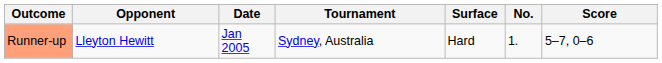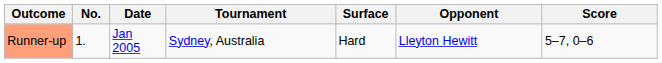columns swapped: (524, 14) <-> (146, 14)
